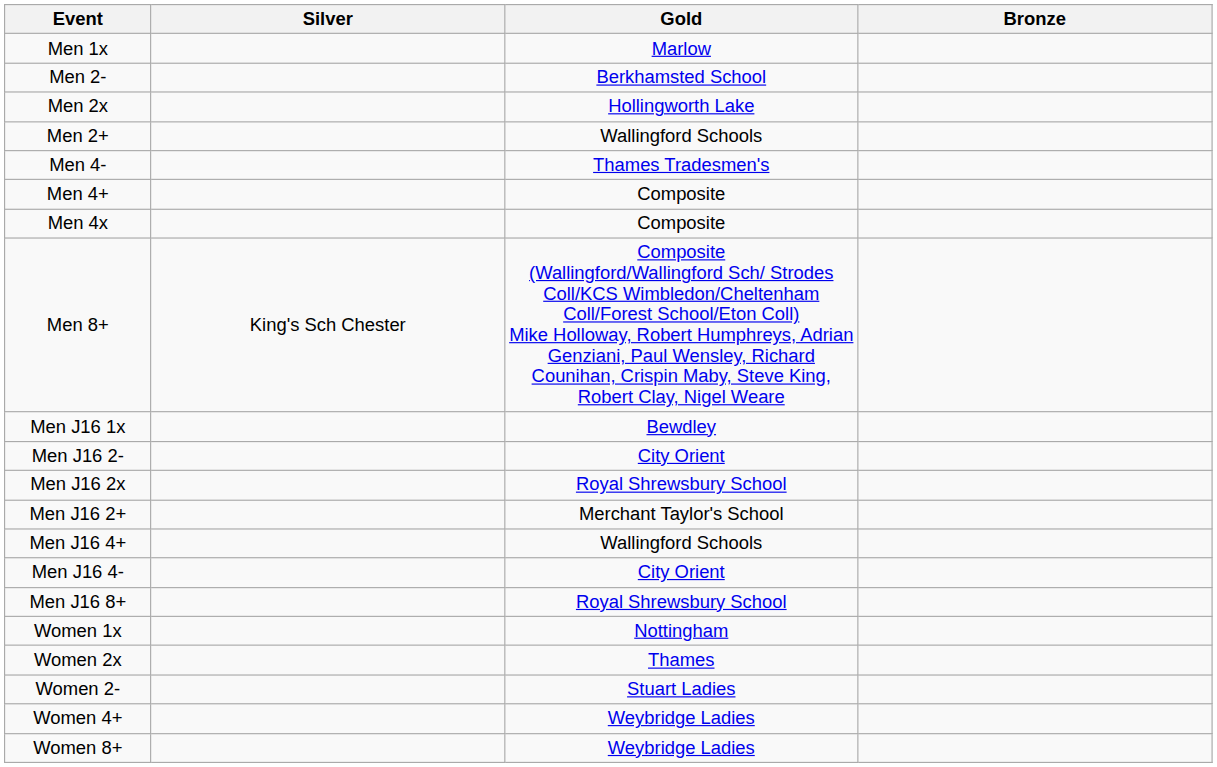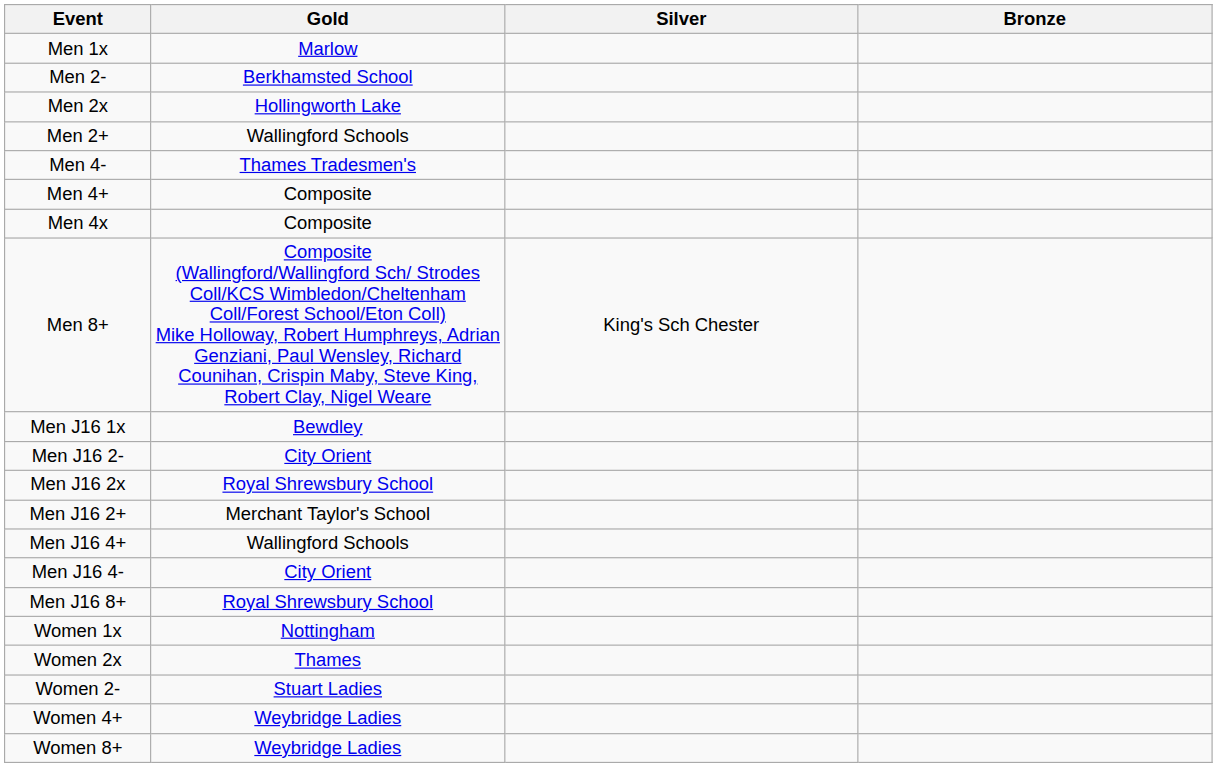columns swapped: (681, 19) <-> (328, 19)
